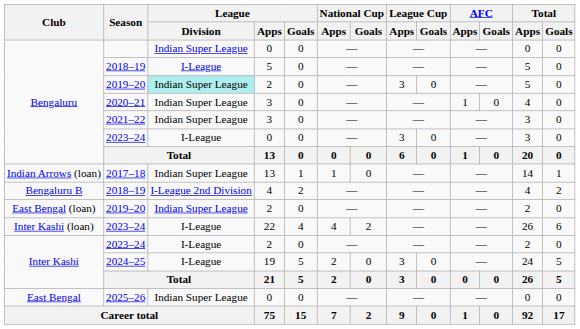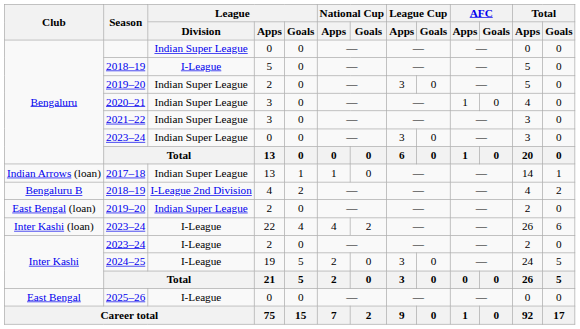(201, 84) paleturquoise background -> (201, 84) no background
(201, 137) I-League -> (201, 137) Indian Super League
(201, 297) Indian Super League -> (201, 297) I-League
